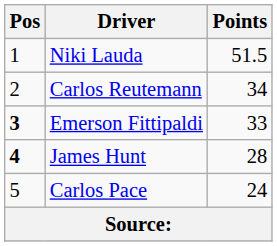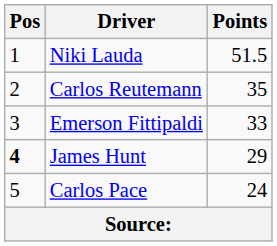(257, 89) 34 -> (257, 89) 35
(15, 123) bold -> (15, 123) normal
(257, 156) 28 -> (257, 156) 29
